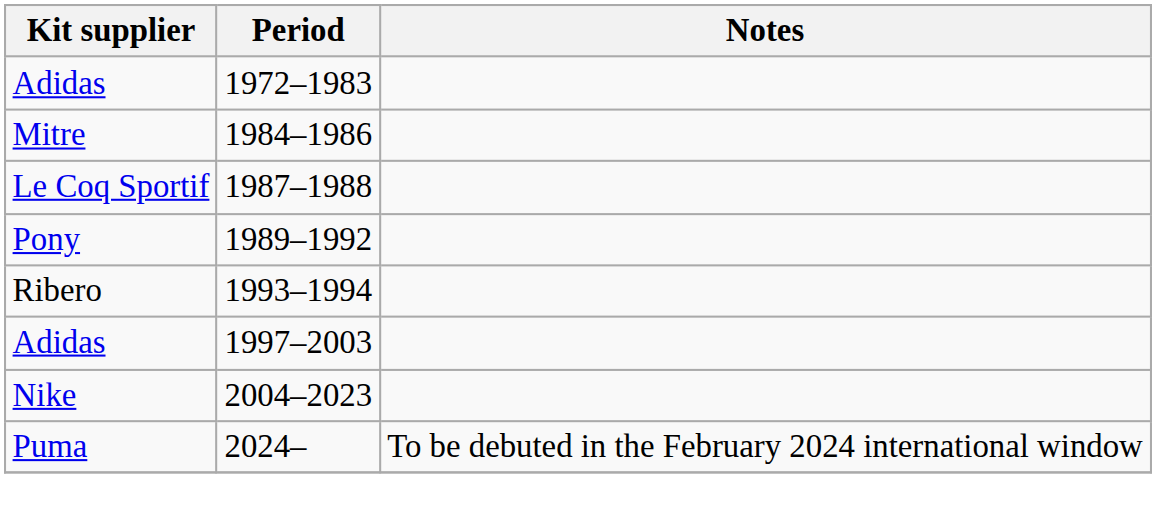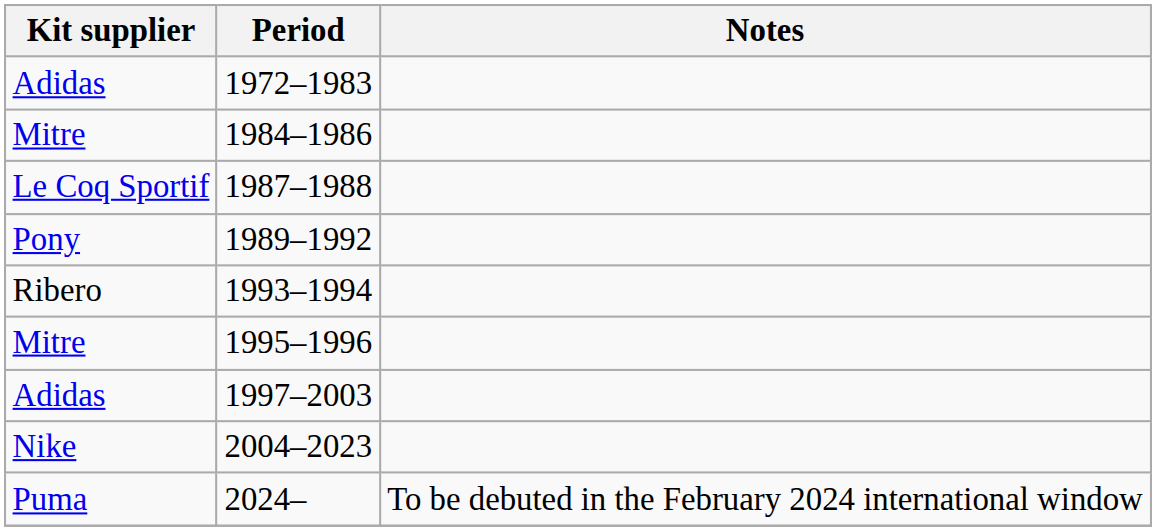+ row: (298, 342)
